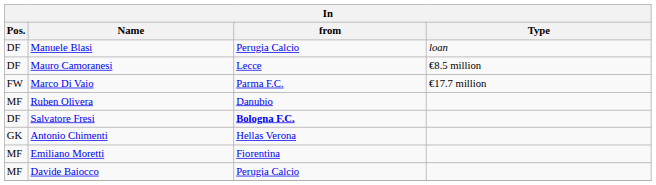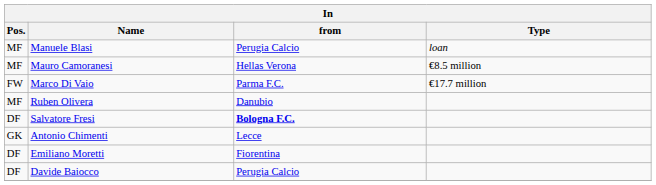(14, 48) DF -> (15, 48) MF
(14, 66) DF -> (15, 66) MF
(249, 66) Lecce -> (266, 66) Hellas Verona
(266, 136) Hellas Verona -> (249, 136) Lecce
(15, 154) MF -> (14, 154) DF
(15, 171) MF -> (14, 171) DF
